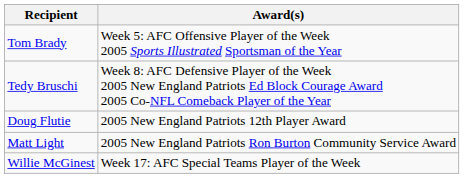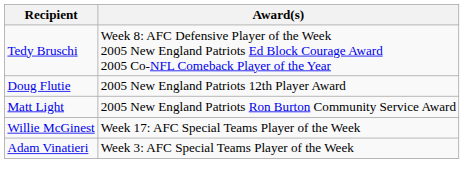- row: (37, 43)
+ row: (48, 148)
